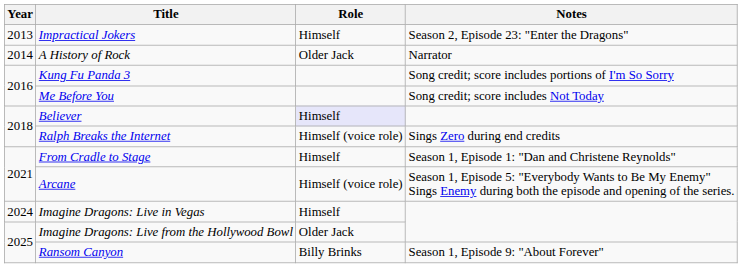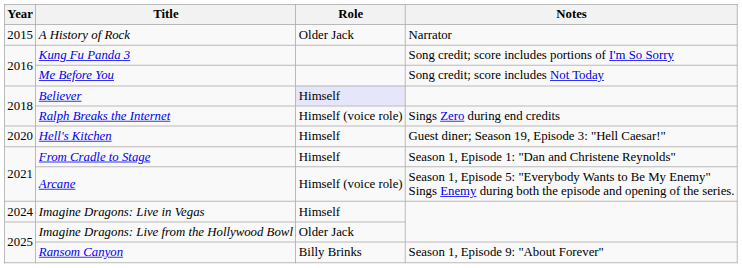- row: (87, 34)
(20, 55) 2014 -> (20, 34) 2015
+ row: (75, 136)
